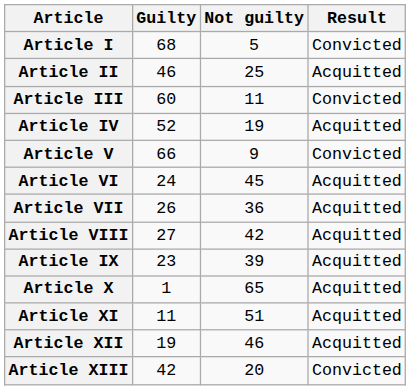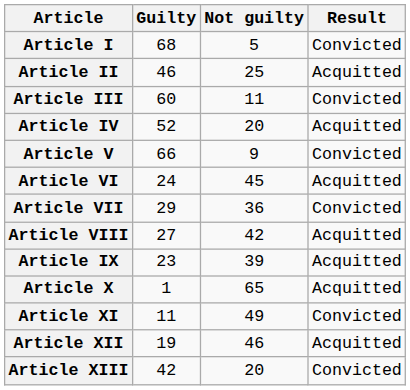(254, 127) 19 -> (254, 127) 20
(166, 208) 26 -> (166, 208) 29
(357, 208) Acquitted -> (357, 208) Convicted
(254, 317) 51 -> (254, 317) 49
(357, 317) Acquitted -> (357, 317) Convicted
